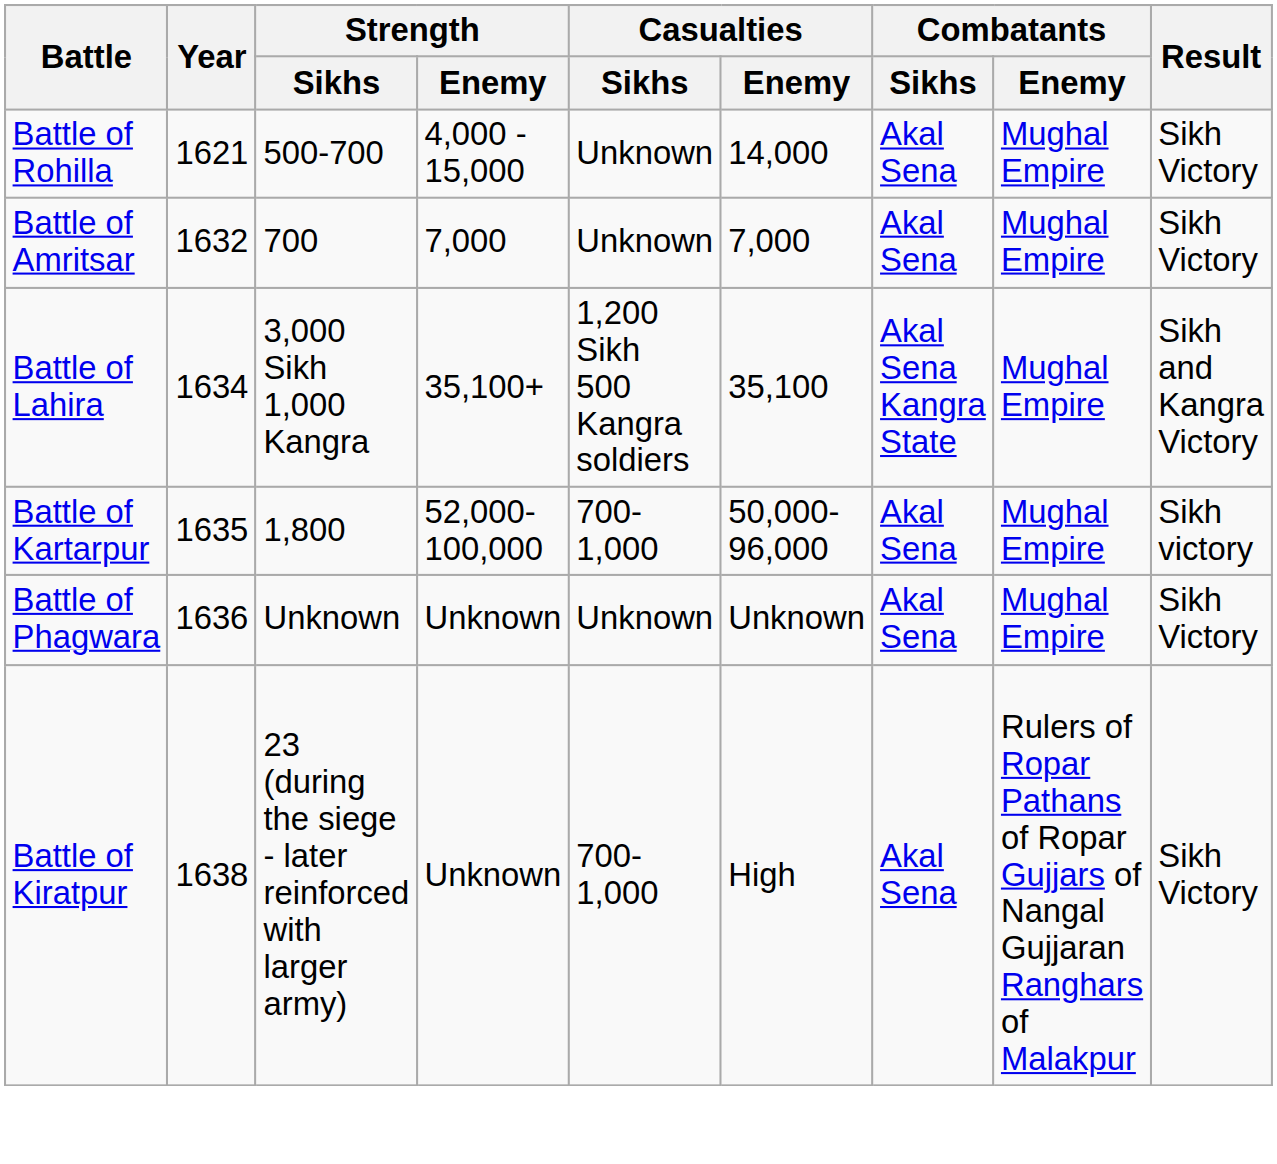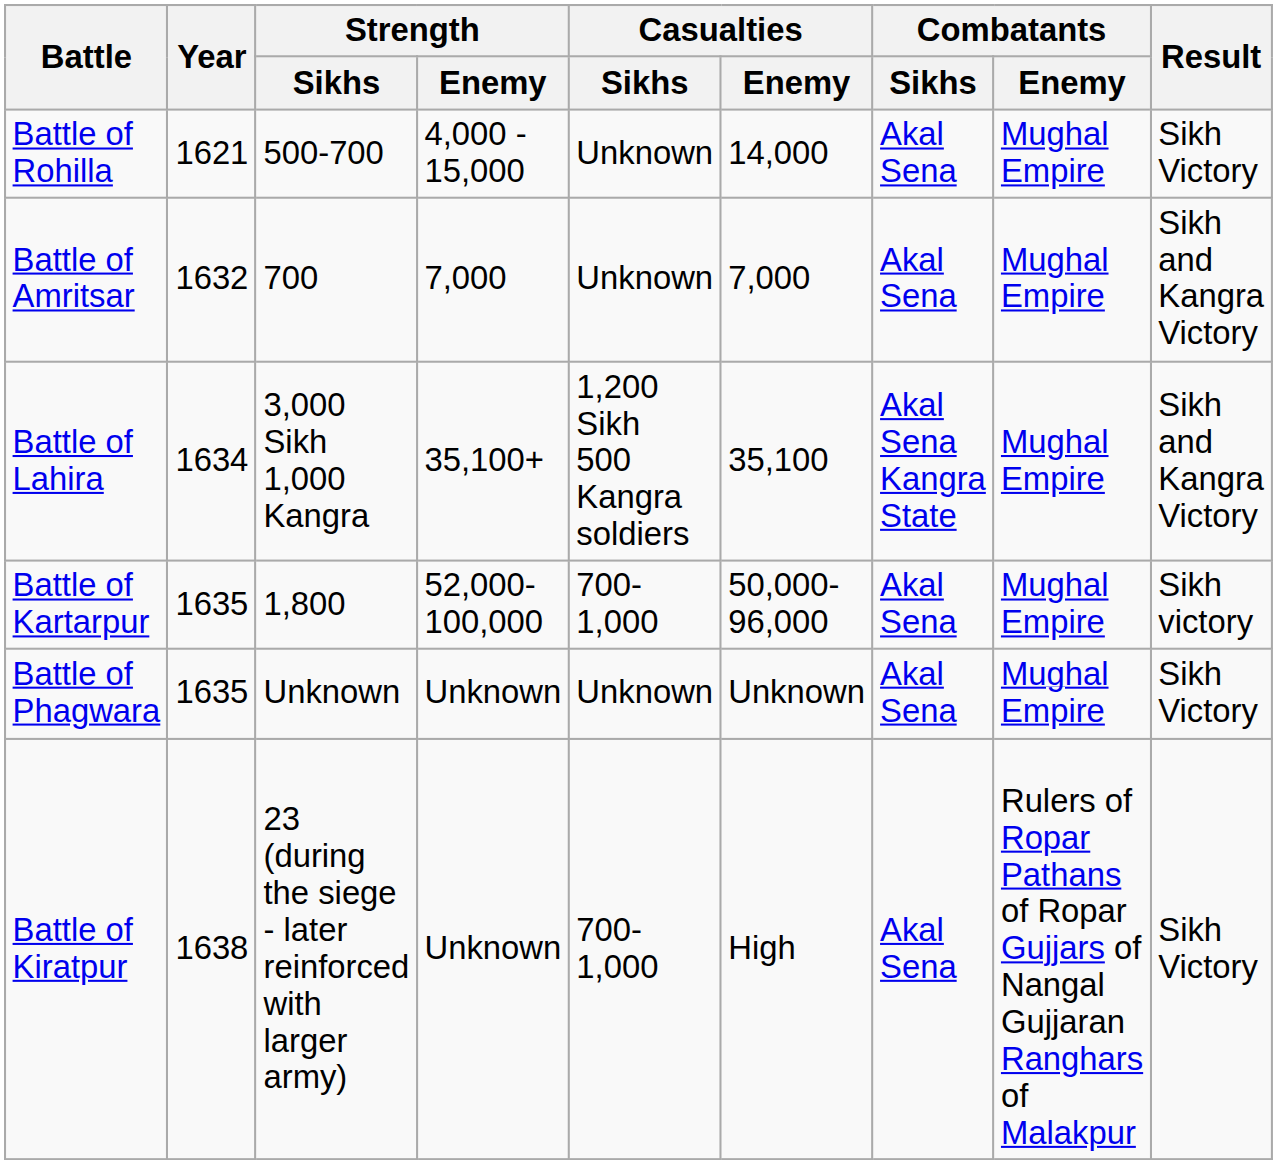(1208, 241) Sikh Victory -> (1211, 278) Sikh and Kangra Victory
(212, 619) 1636 -> (212, 693) 1635
